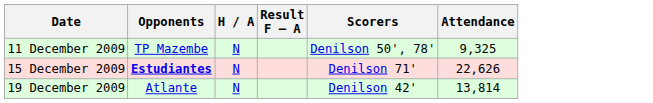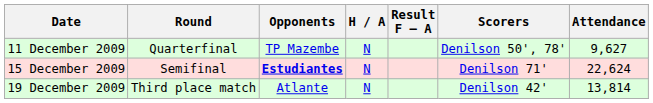+ column: (193, 21)
(478, 48) 9,325 -> (609, 48) 9,627
(478, 68) 22,626 -> (609, 68) 22,624
